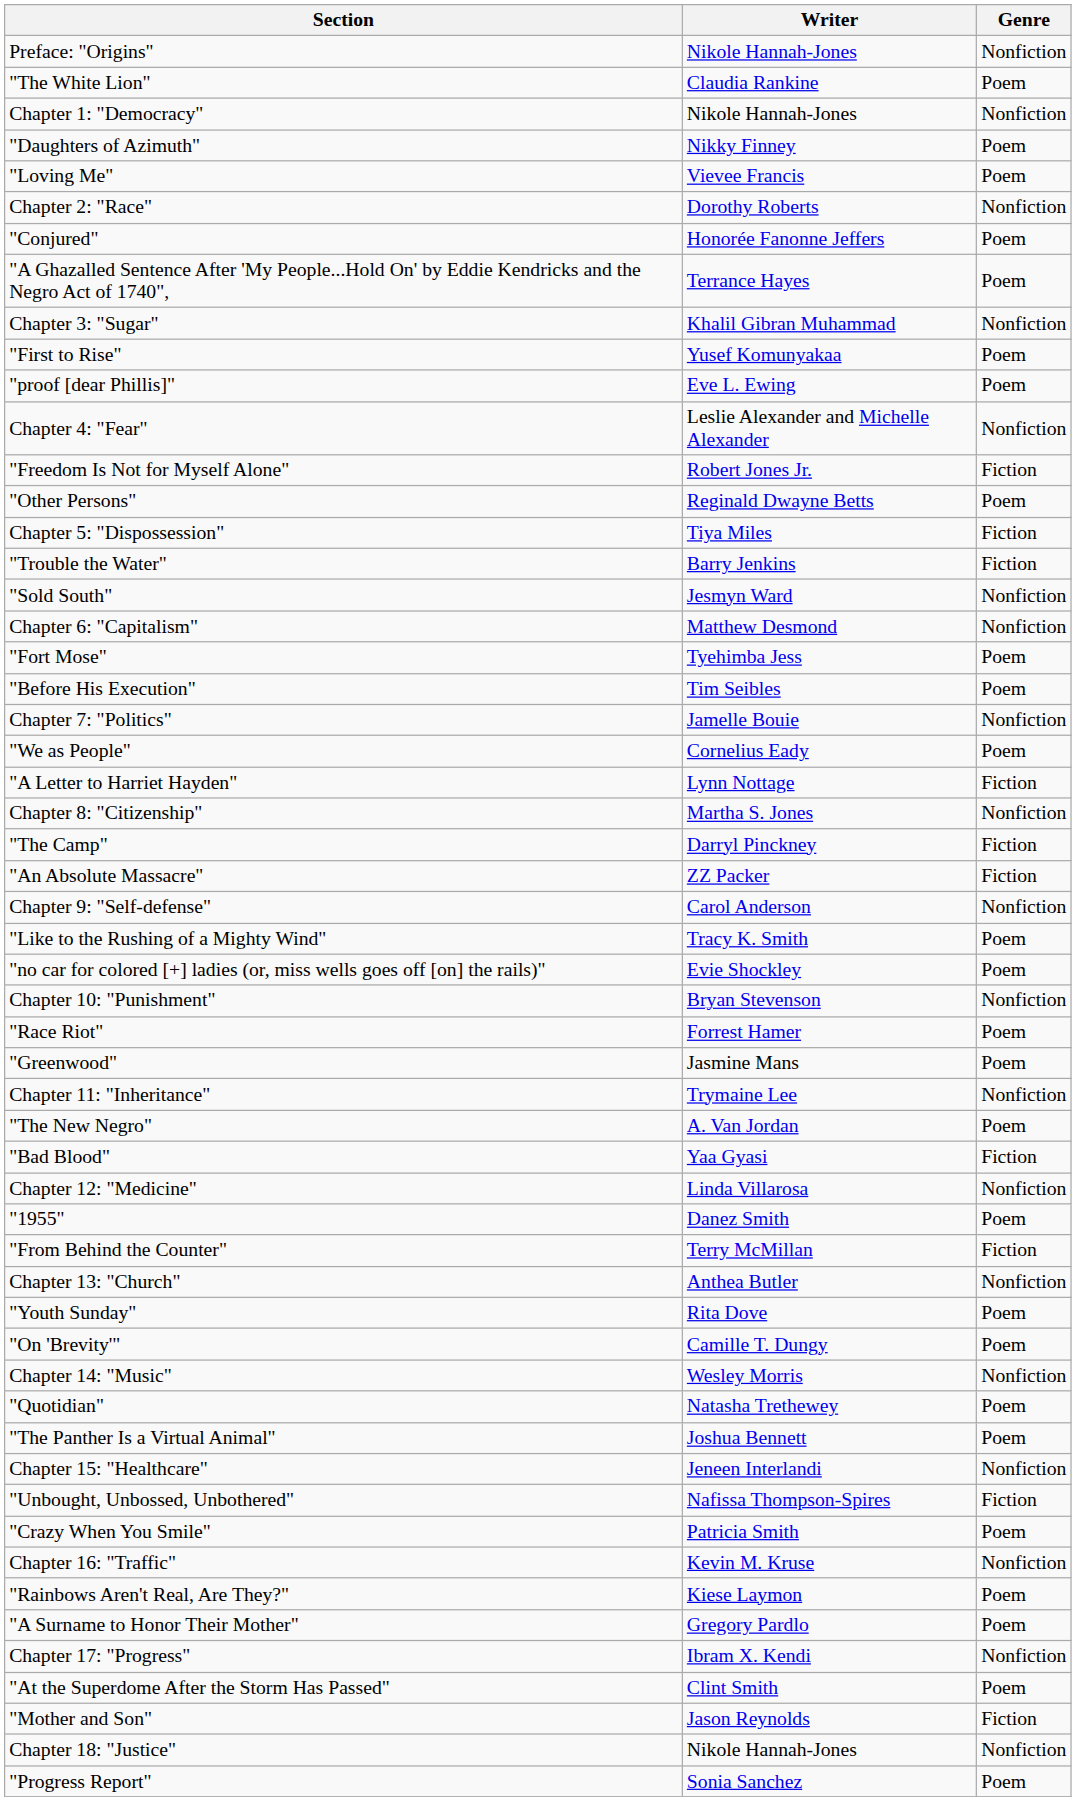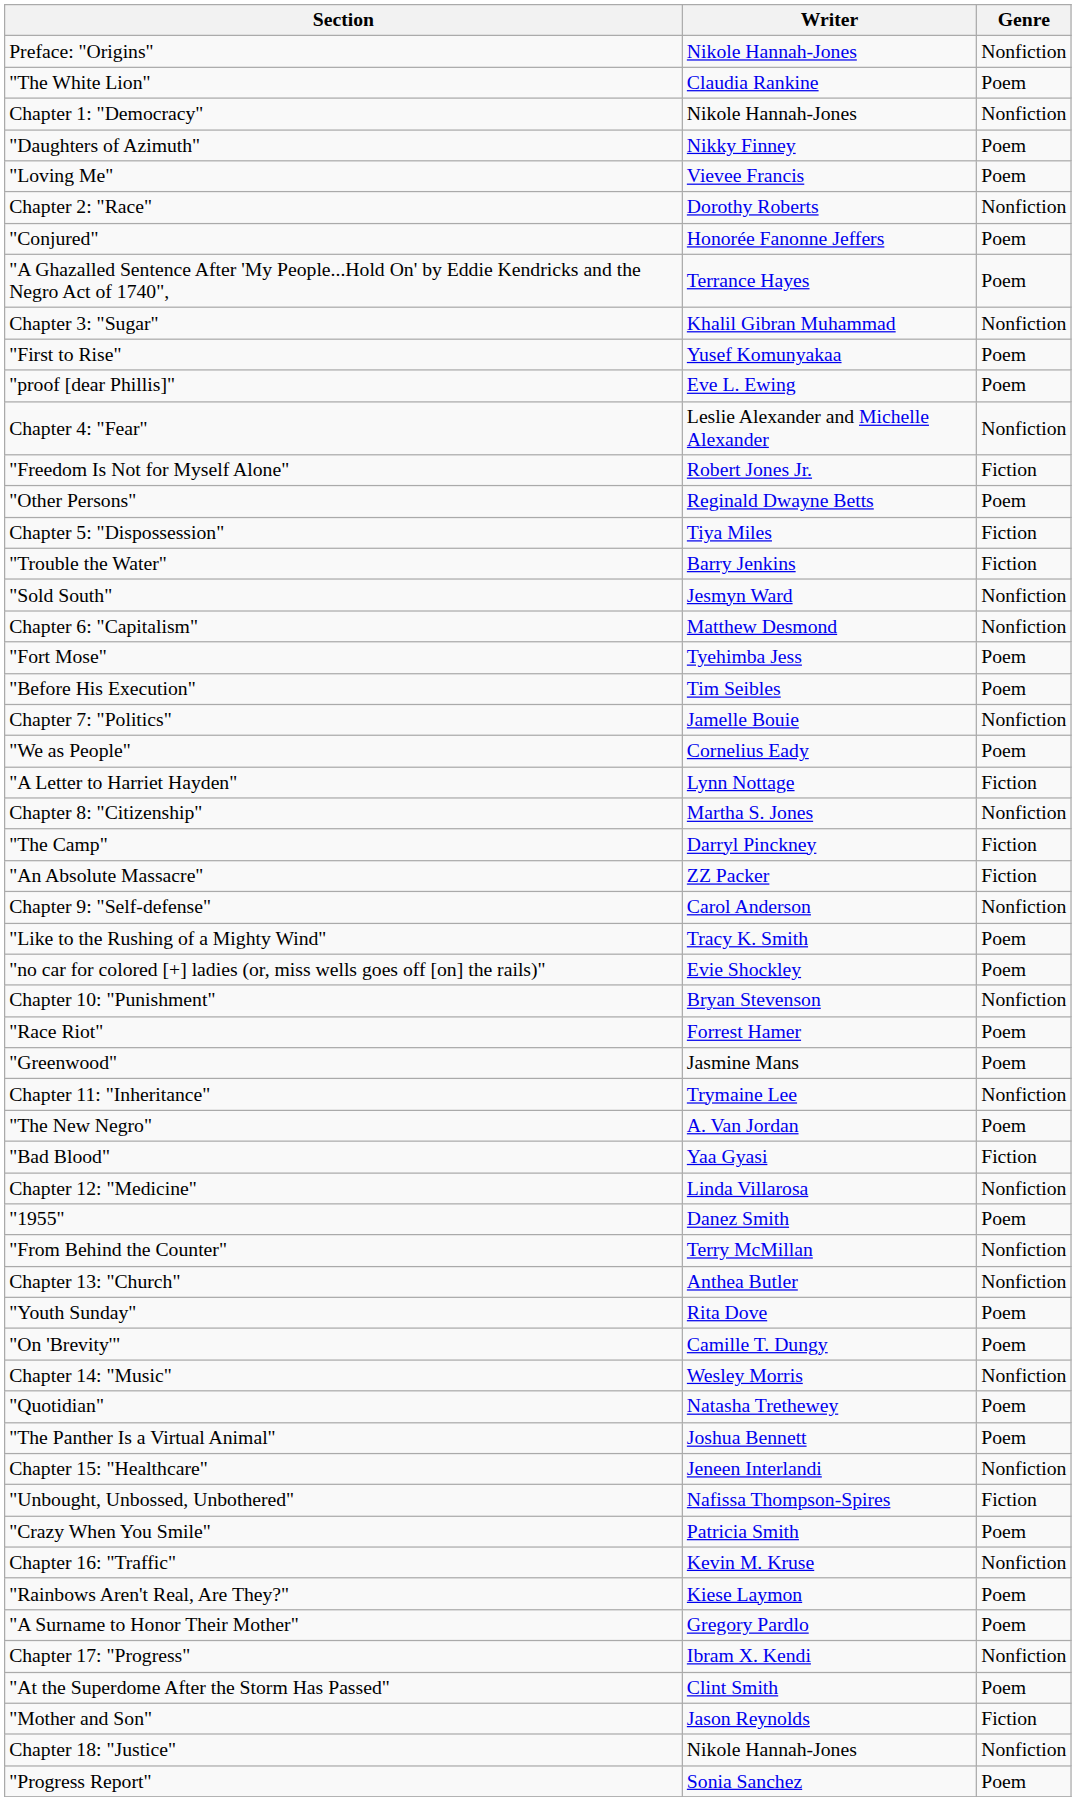(1009, 1250) Fiction -> (1024, 1250) Nonfiction
